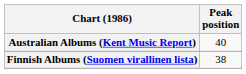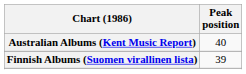(221, 59) 38 -> (221, 59) 39
